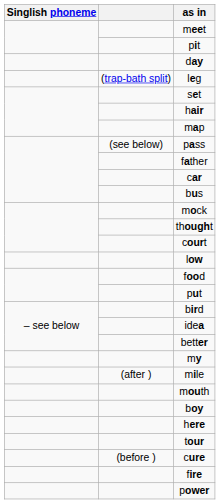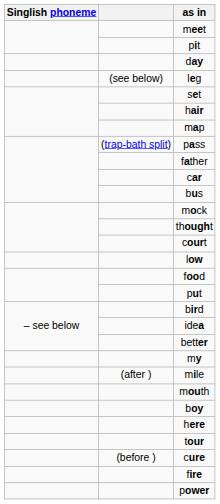(136, 78) (trap-bath split) -> (136, 78) (see below)
(136, 144) (see below) -> (136, 144) (trap-bath split)
